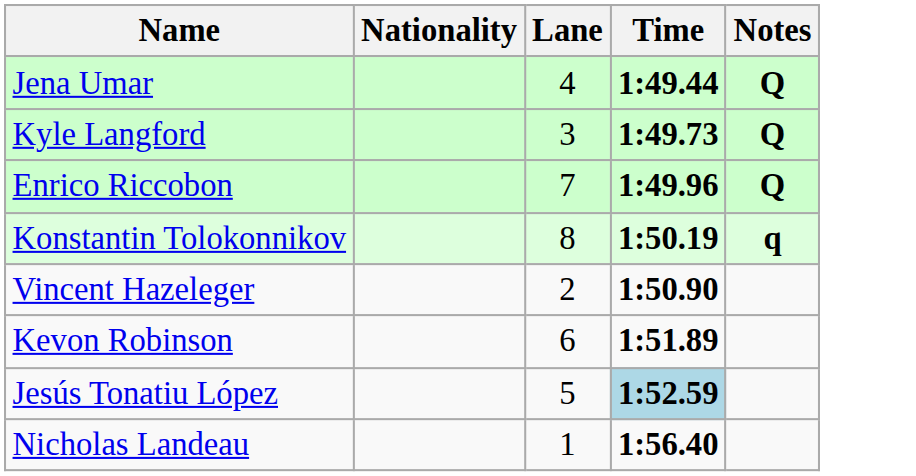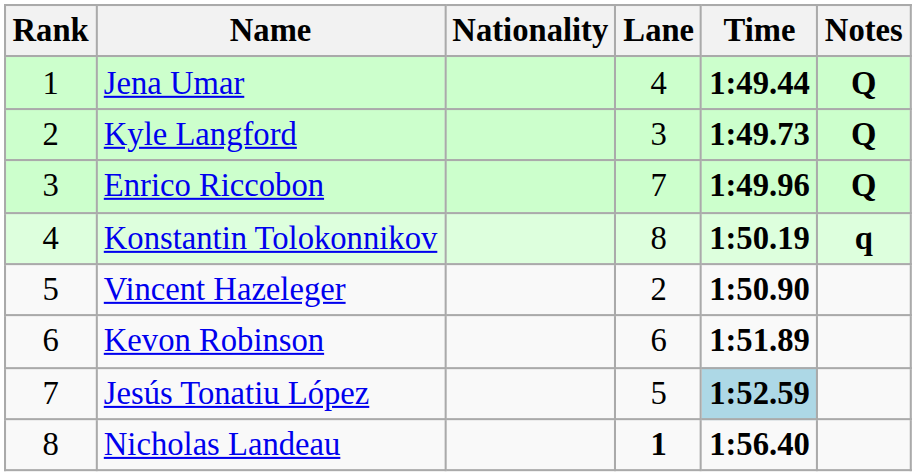+ column: (51, 30)
(567, 444) normal -> (659, 444) bold
